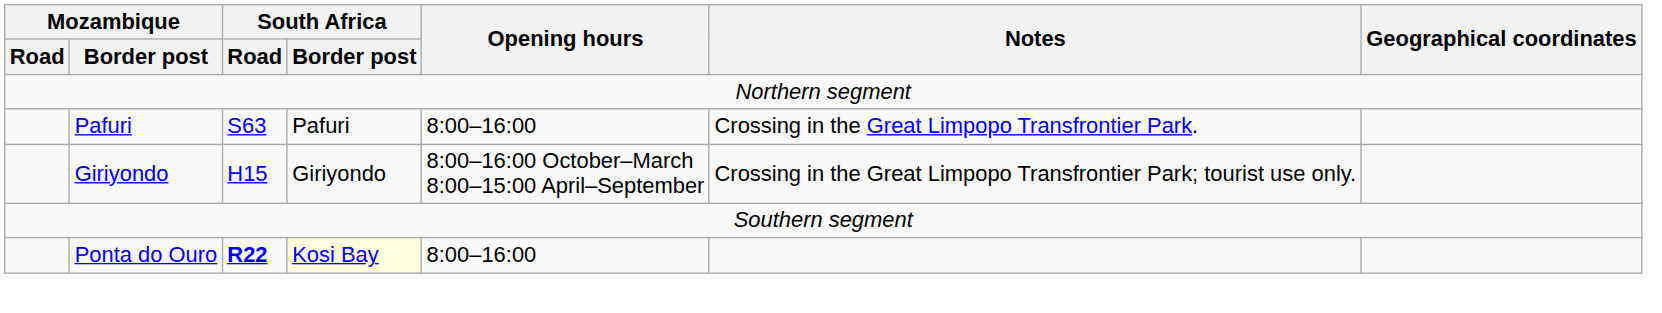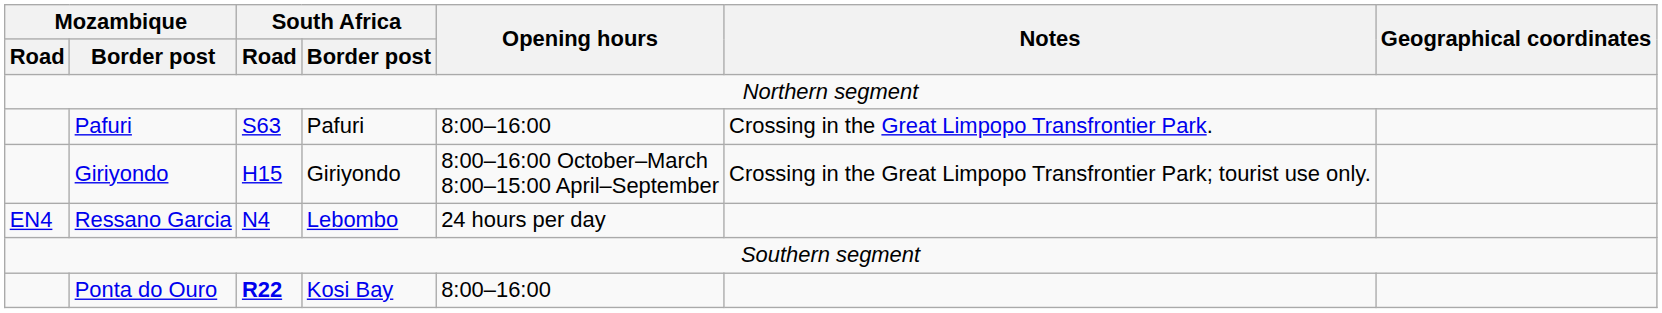+ row: (153, 220)
(335, 255) lightyellow background -> (350, 289) no background
